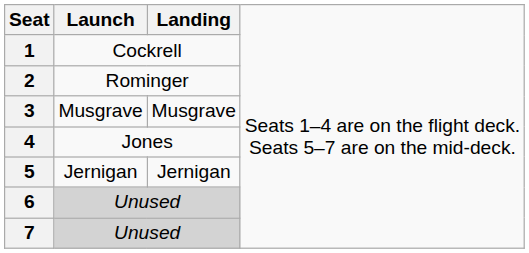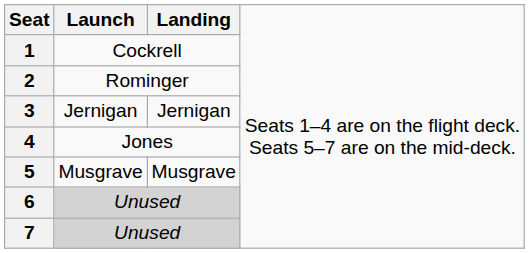(101, 111) Musgrave -> (101, 111) Jernigan
(194, 111) Musgrave -> (194, 111) Jernigan
(101, 171) Jernigan -> (101, 171) Musgrave
(194, 171) Jernigan -> (194, 171) Musgrave
